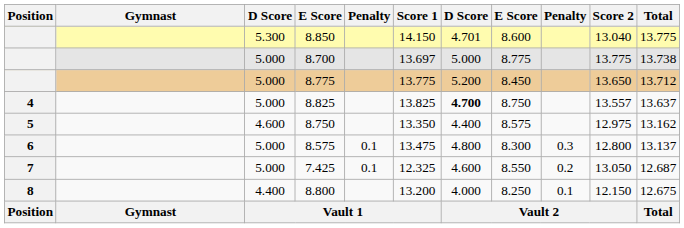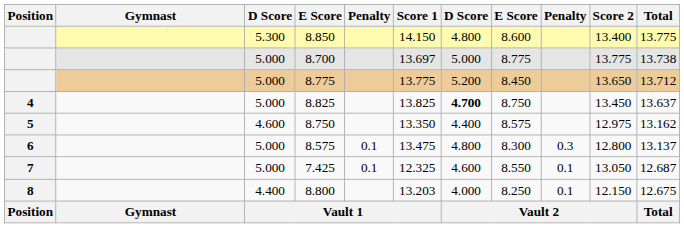(466, 37) 4.701 -> (466, 37) 4.800
(613, 37) 13.040 -> (613, 37) 13.400
(613, 102) 13.557 -> (613, 102) 13.450
(565, 168) 0.2 -> (565, 168) 0.1
(417, 190) 13.200 -> (417, 190) 13.203
